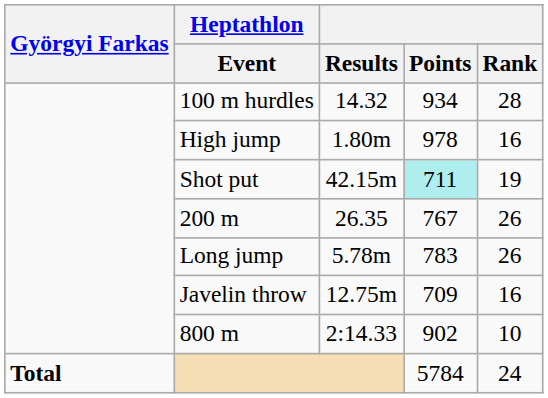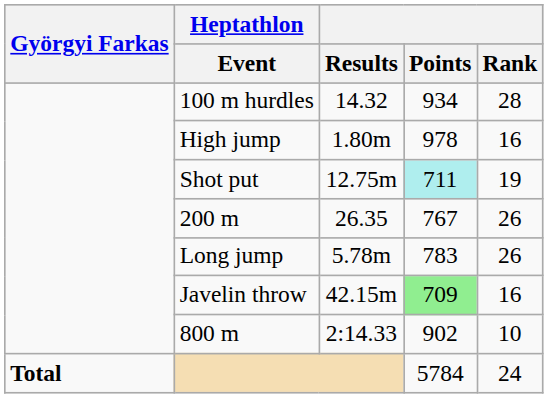(361, 179) 42.15m -> (361, 179) 12.75m
(361, 295) 12.75m -> (361, 295) 42.15m
(440, 295) no background -> (440, 295) lightgreen background
